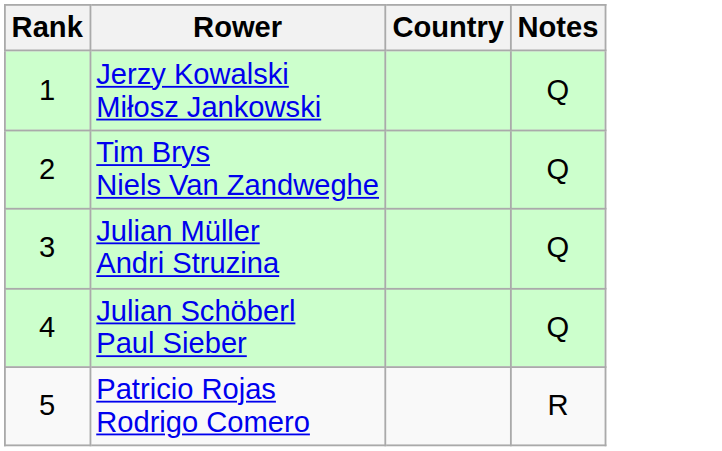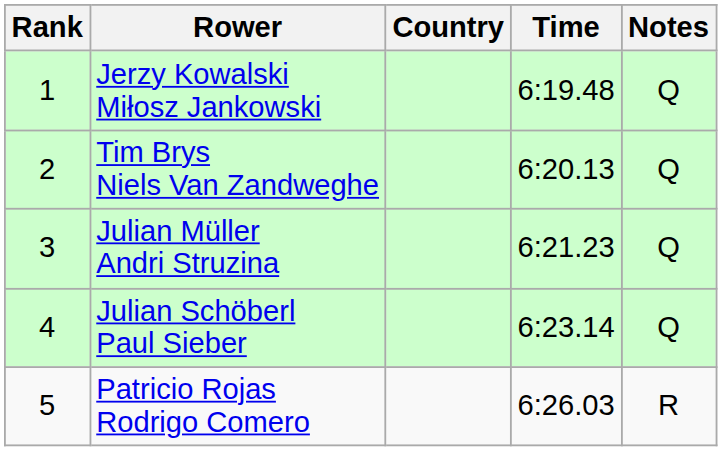+ column: (566, 27)
